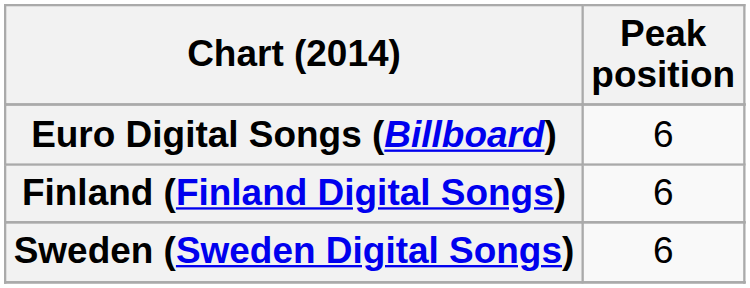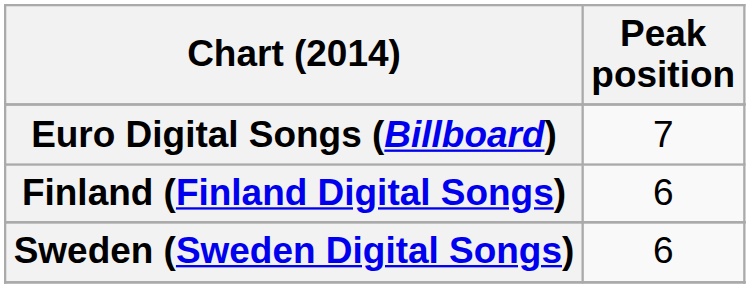(663, 134) 6 -> (663, 134) 7
